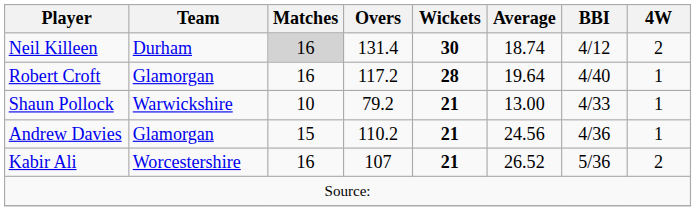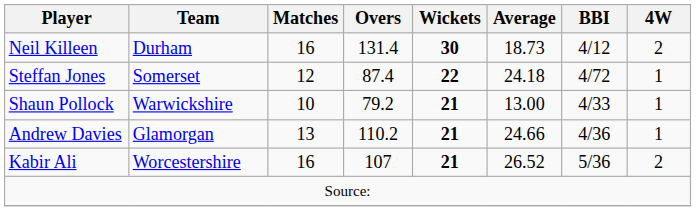(306, 47) lightgrey background -> (306, 47) no background
(524, 47) 18.74 -> (524, 47) 18.73
- row: (55, 76)
+ row: (57, 76)
(306, 133) 15 -> (306, 133) 13
(524, 133) 24.56 -> (524, 133) 24.66
